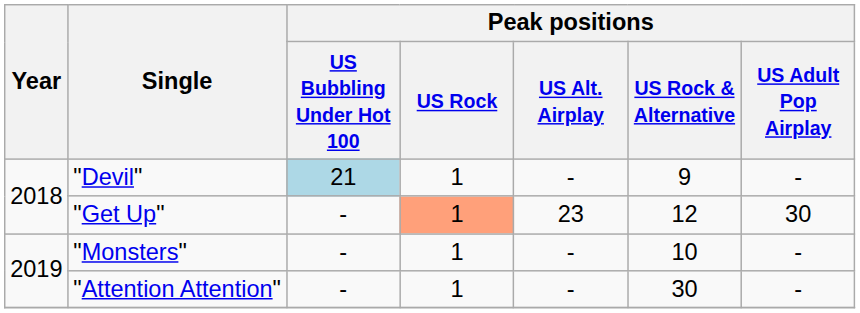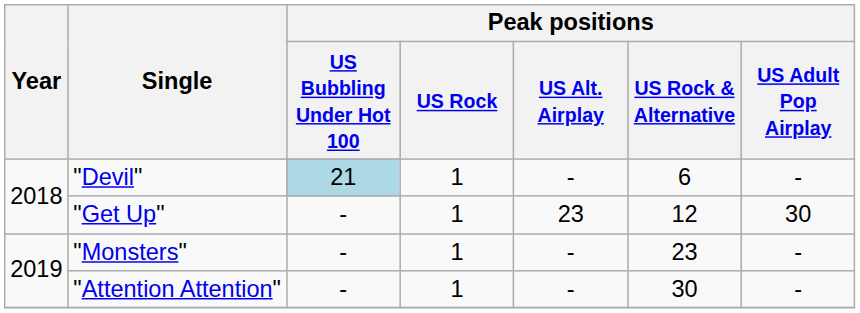(684, 177) 9 -> (684, 177) 6
(457, 214) lightsalmon background -> (457, 214) no background
(684, 251) 10 -> (684, 251) 23
